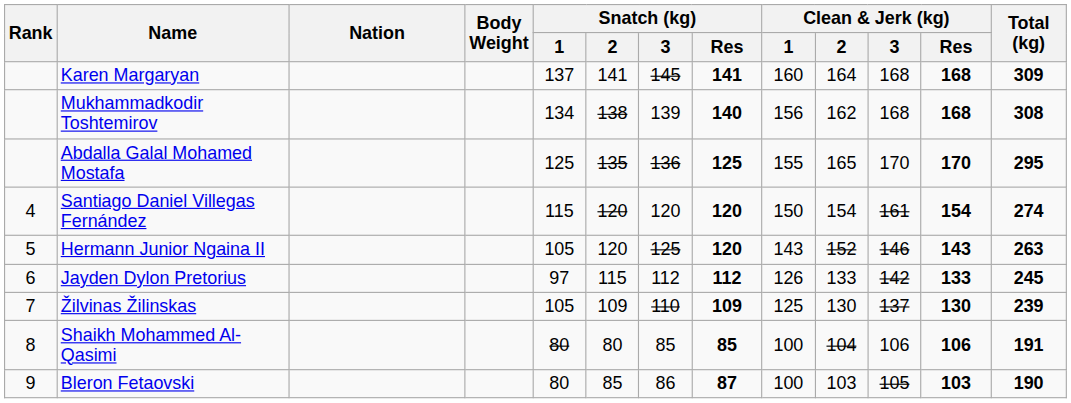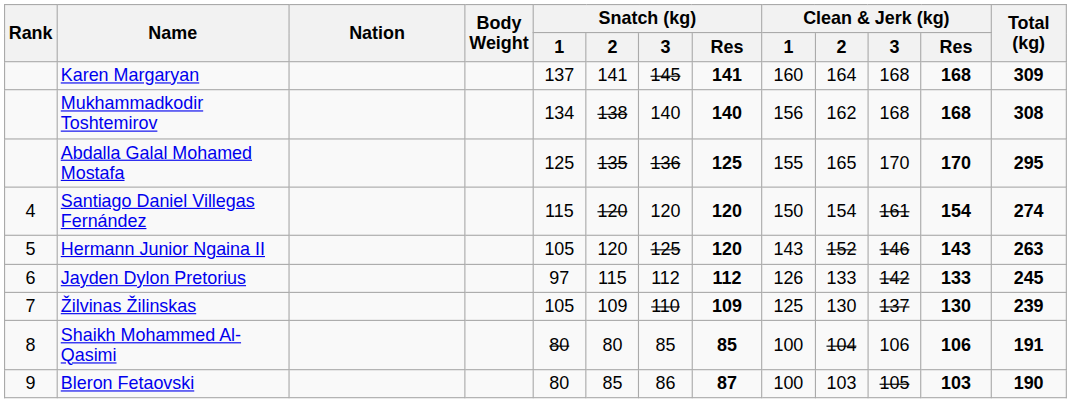(665, 114) 139 -> (665, 114) 140
